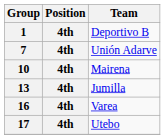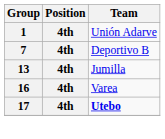(120, 32) Deportivo B -> (124, 32) Unión Adarve
(124, 50) Unión Adarve -> (120, 50) Deportivo B
- row: (24, 69)
(105, 124) normal -> (106, 106) bold
